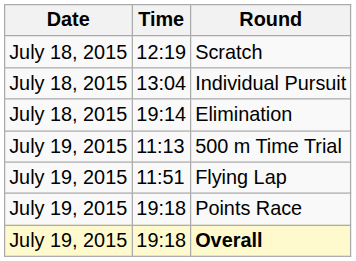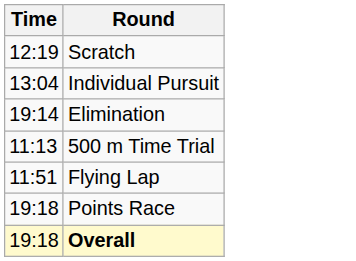- column: (68, 20)
